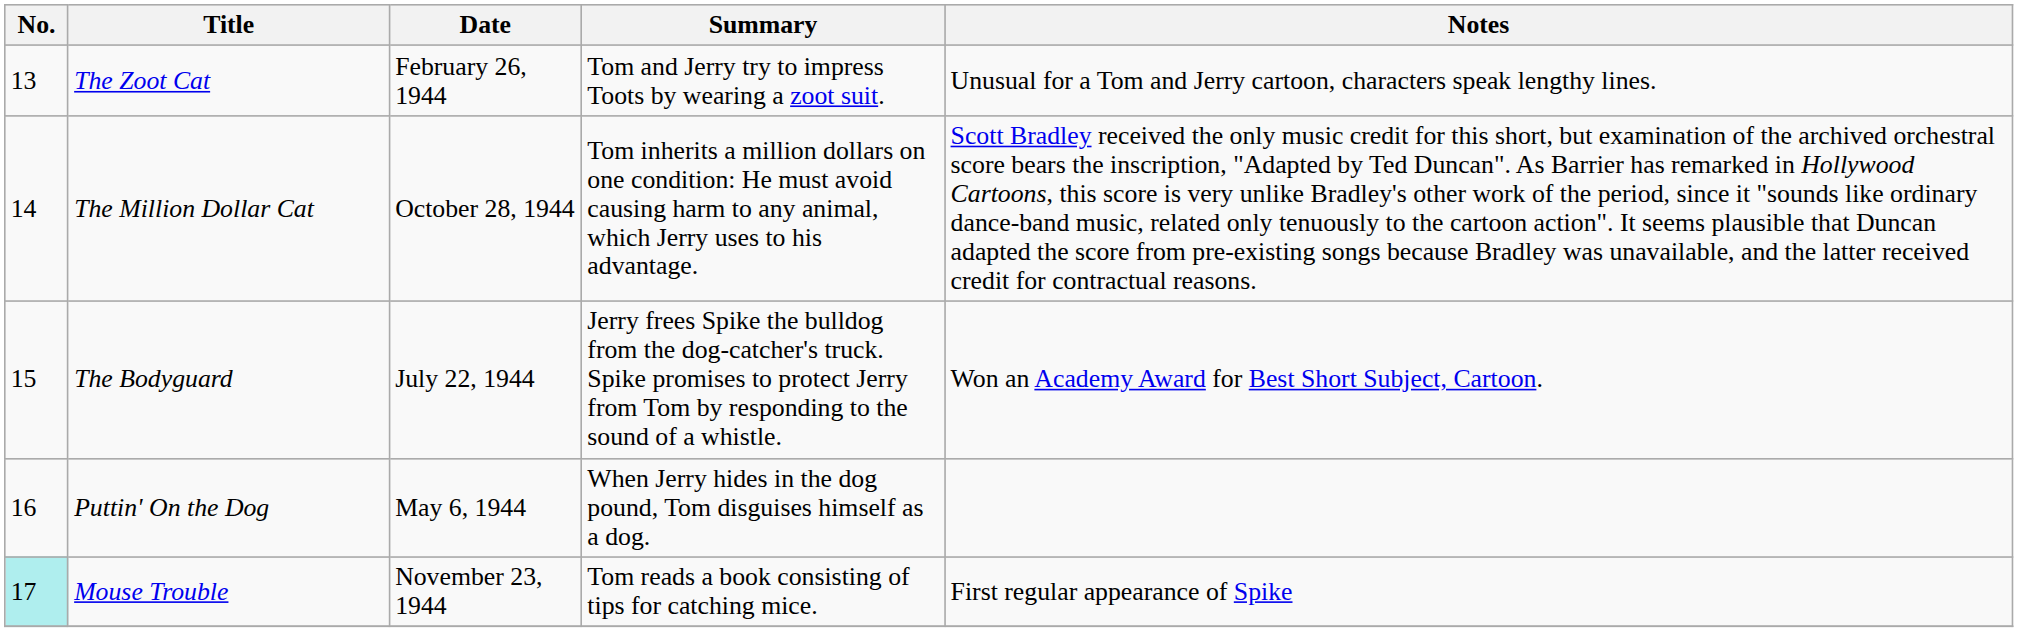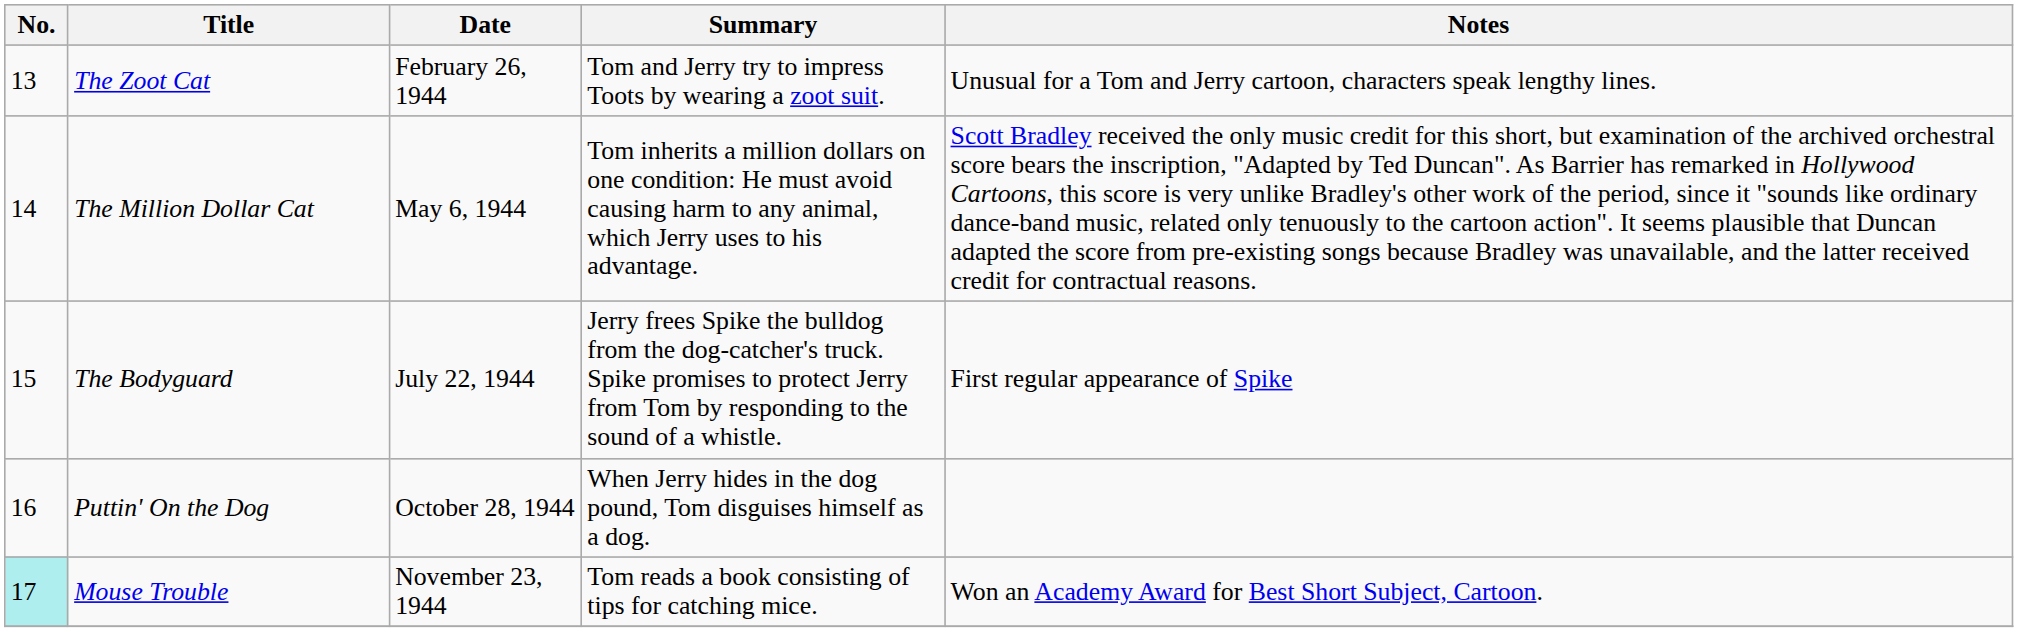(485, 208) October 28, 1944 -> (461, 208) May 6, 1944
(1247, 379) Won an Academy Award for Best Short Subject, Cartoon. -> (1122, 379) First regular appearance of Spike
(461, 507) May 6, 1944 -> (485, 507) October 28, 1944
(1122, 591) First regular appearance of Spike -> (1247, 591) Won an Academy Award for Best Short Subject, Cartoon.
